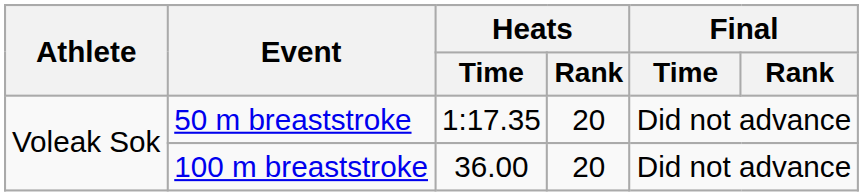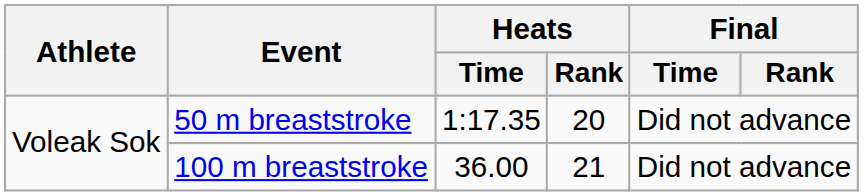(589, 167) 20 -> (589, 167) 21
